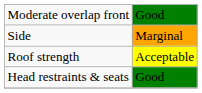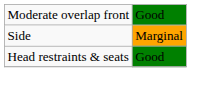- row: (43, 56)
